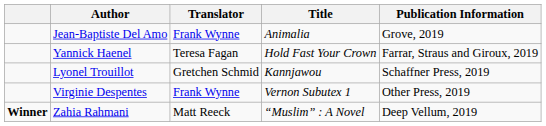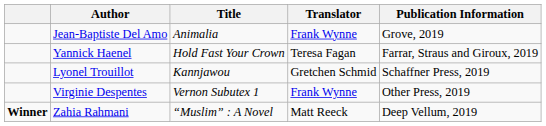columns swapped: (320, 14) <-> (216, 14)
